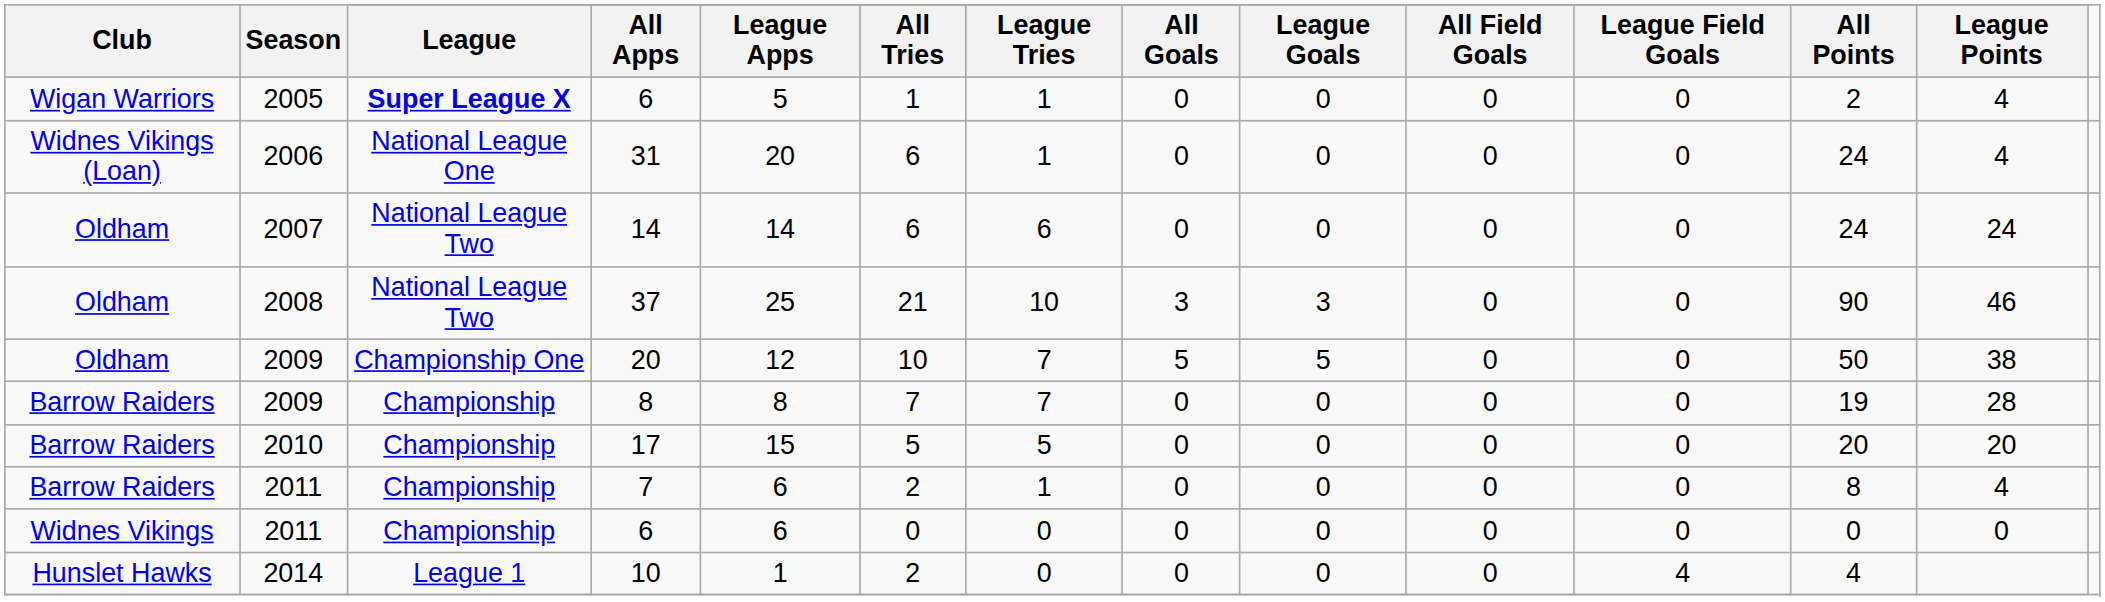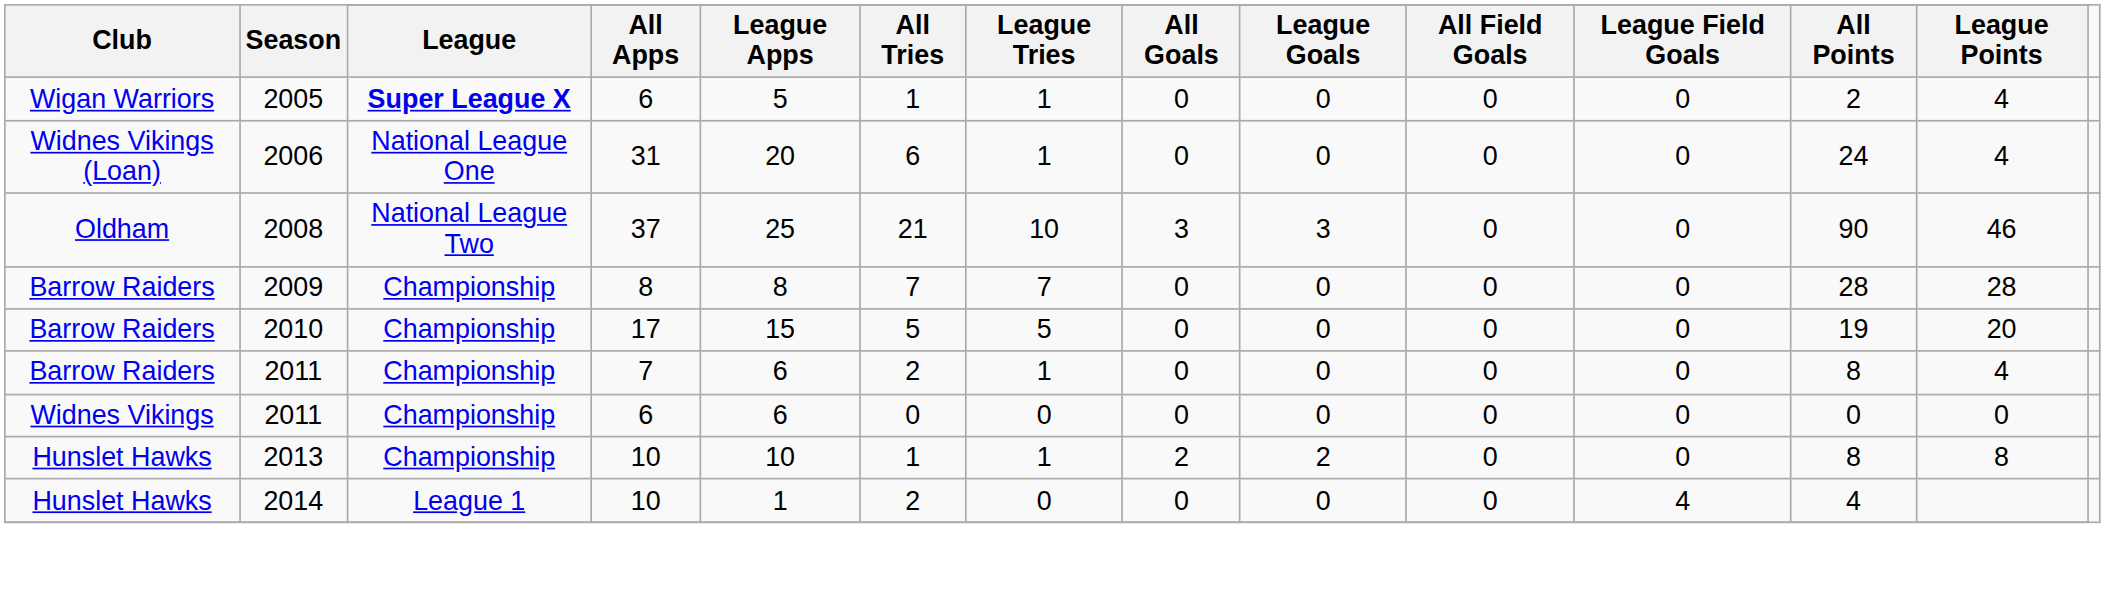- row: (293, 229)
- row: (293, 359)
(1854, 402) 19 -> (1854, 287) 28
(1854, 445) 20 -> (1854, 329) 19
+ row: (293, 457)
